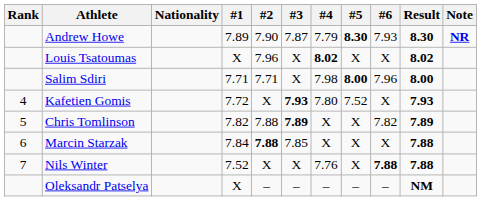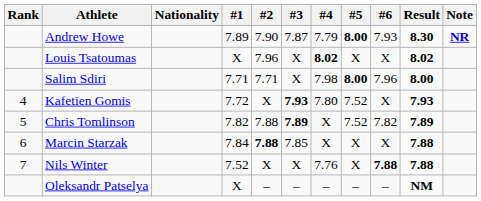(356, 36) 8.30 -> (356, 36) 8.00
(356, 121) X -> (356, 121) 7.52
